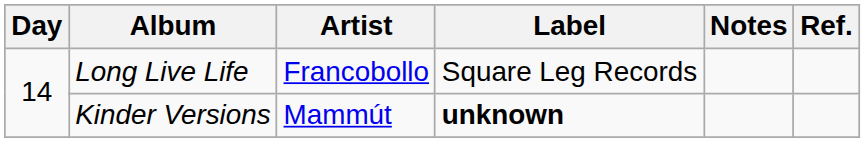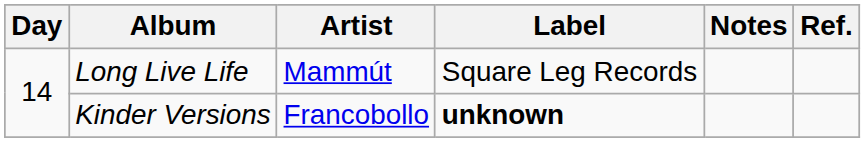(356, 70) Francobollo -> (338, 70) Mammút
(338, 114) Mammút -> (356, 114) Francobollo
